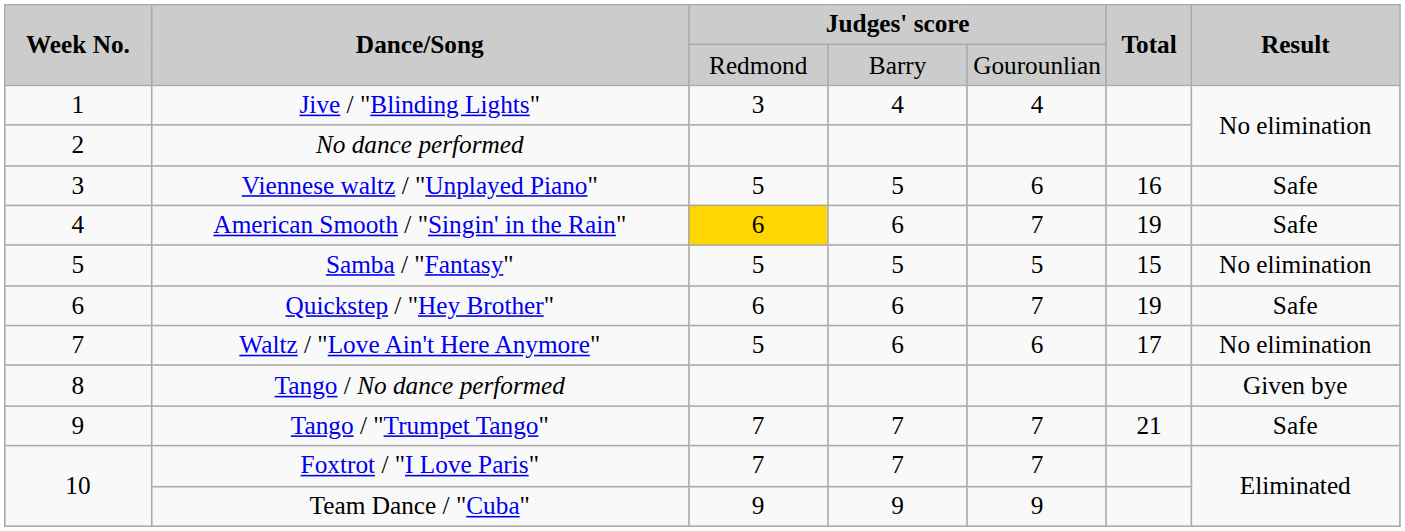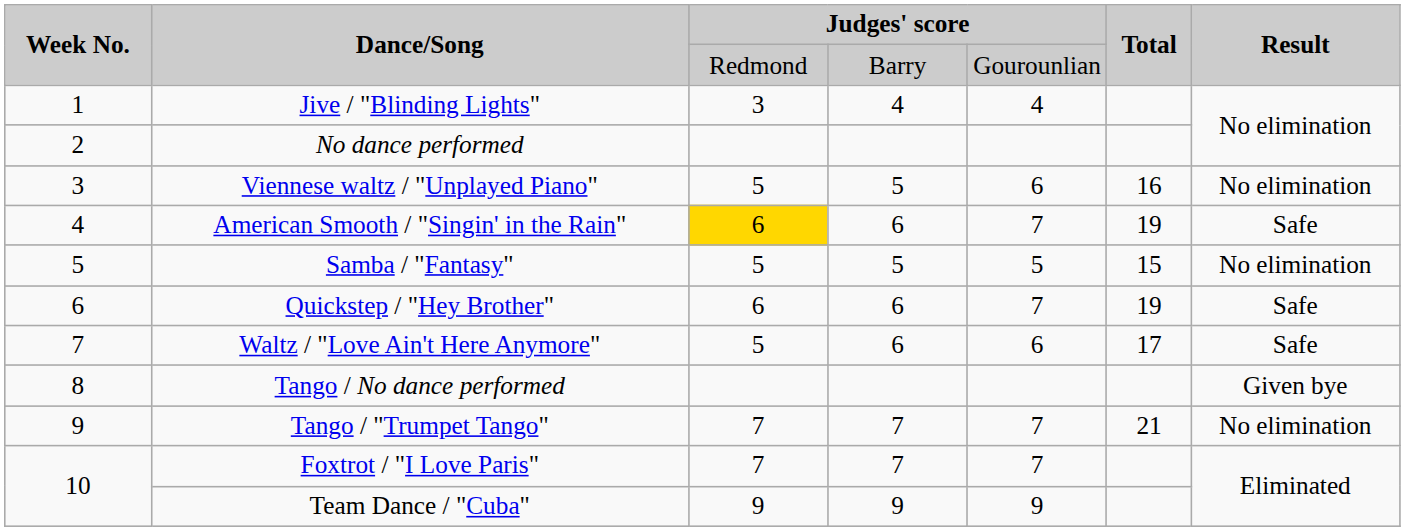(1295, 184) Safe -> (1295, 184) No elimination
(1295, 345) No elimination -> (1295, 345) Safe
(1295, 425) Safe -> (1295, 425) No elimination
